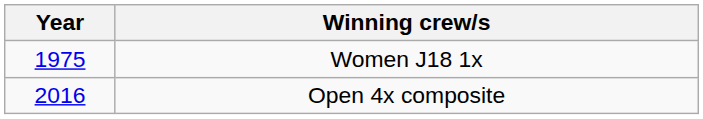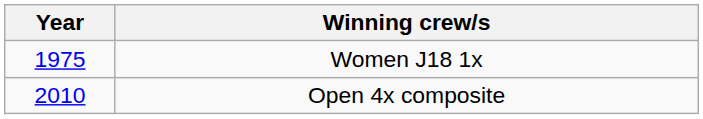(60, 95) 2016 -> (60, 95) 2010
